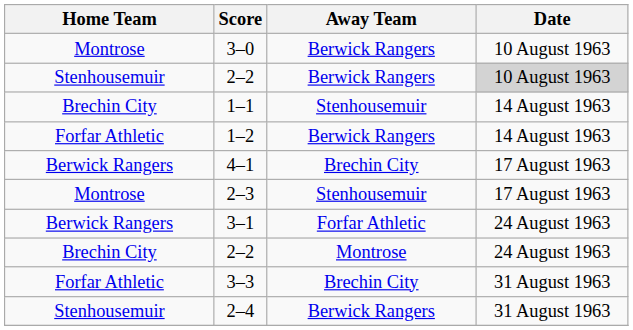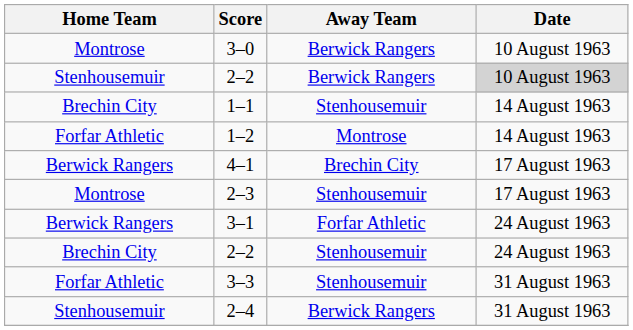(371, 135) Berwick Rangers -> (371, 135) Montrose
(371, 252) Montrose -> (371, 252) Stenhousemuir
(371, 281) Brechin City -> (371, 281) Stenhousemuir
